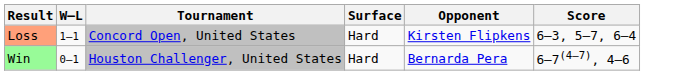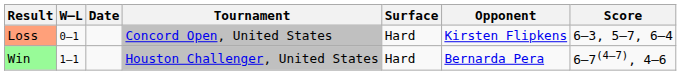+ column: (104, 15)
(69, 37) 1–1 -> (69, 37) 0–1
(69, 59) 0–1 -> (69, 59) 1–1
